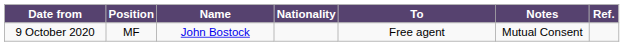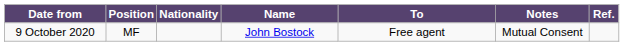columns swapped: (306, 14) <-> (215, 14)
